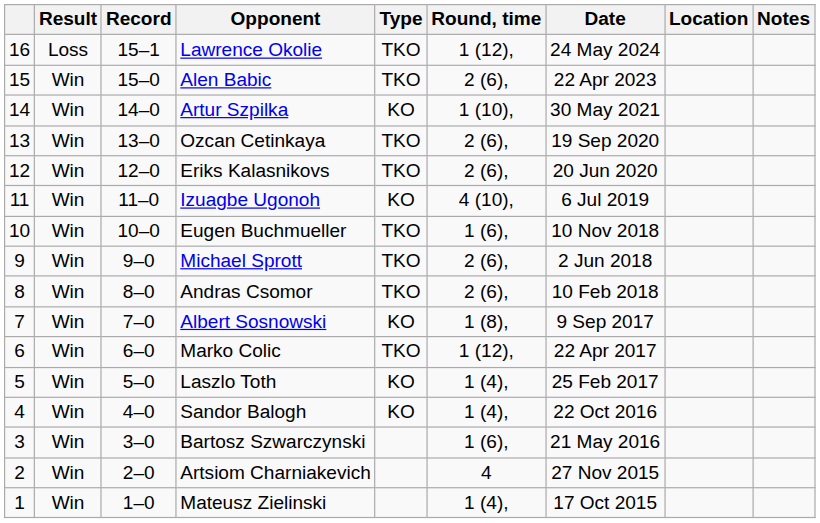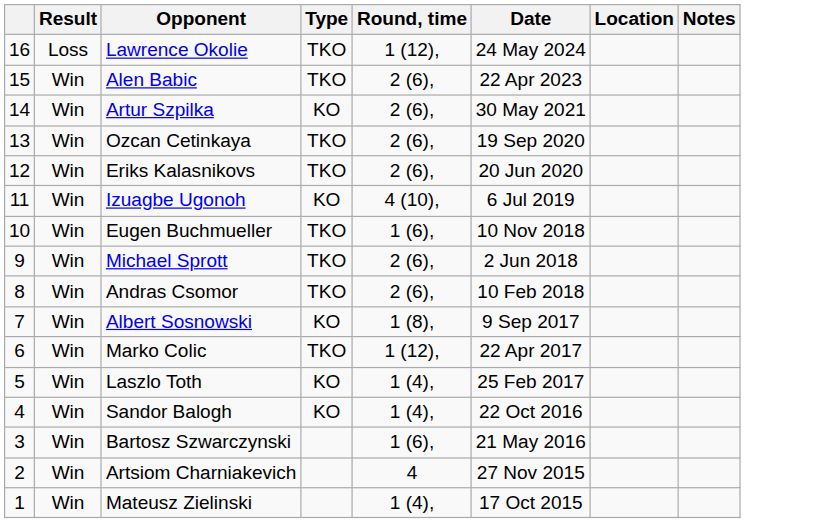- column: (139, 19)
(486, 110) 1 (10), -> (412, 110) 2 (6),
